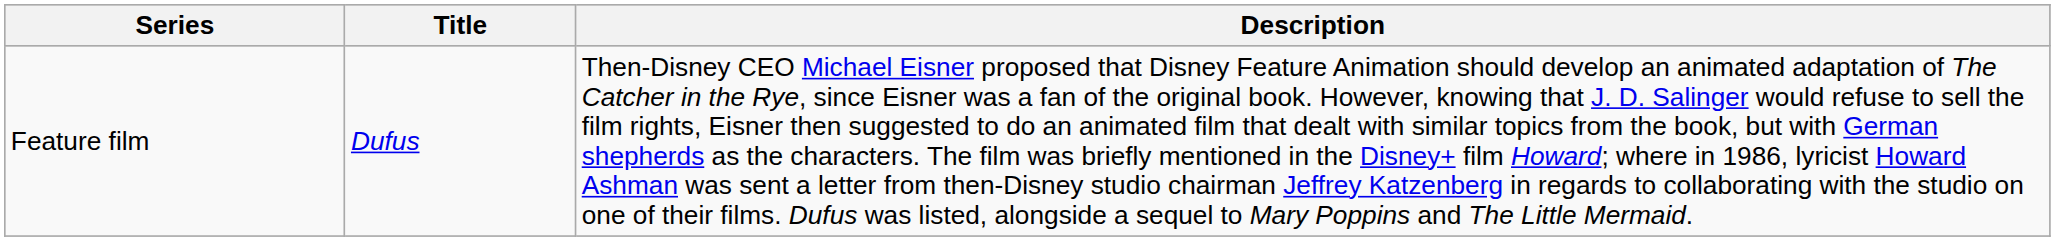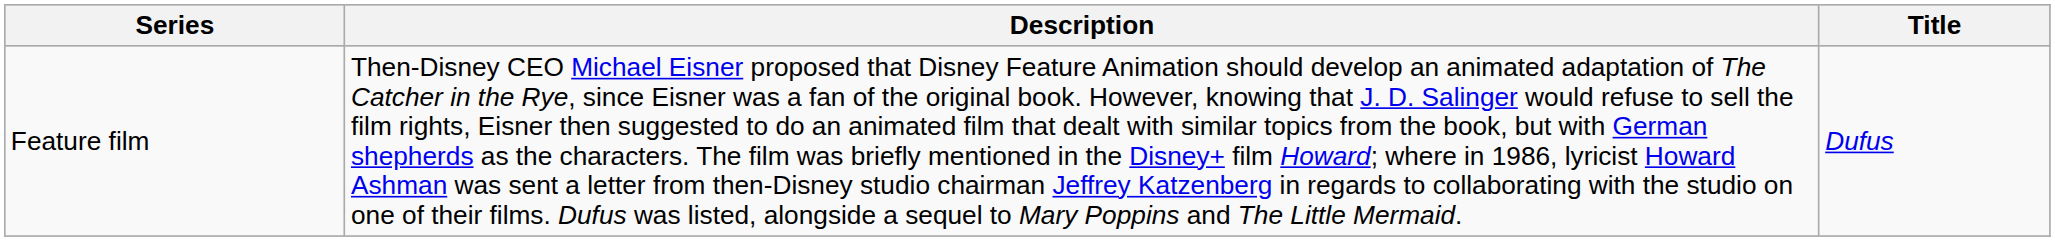columns swapped: (460, 25) <-> (1313, 25)
